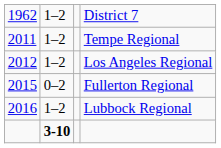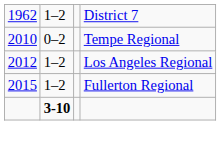(22, 39) 2011 -> (22, 39) 2010
(55, 39) 1–2 -> (55, 39) 0–2
(55, 85) 0–2 -> (55, 85) 1–2
- row: (138, 108)
